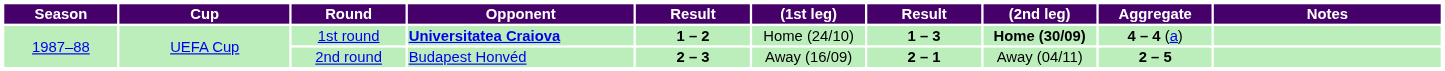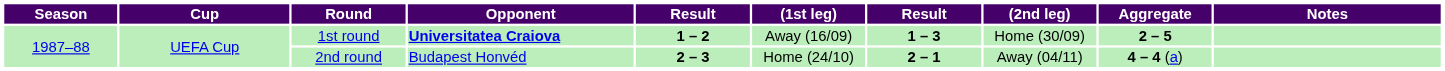(809, 36) Home (24/10) -> (809, 36) Away (16/09)
(1040, 36) bold -> (1040, 36) normal
(1155, 36) 4 – 4 (a) -> (1155, 36) 2 – 5
(809, 57) Away (16/09) -> (809, 57) Home (24/10)
(1155, 57) 2 – 5 -> (1155, 57) 4 – 4 (a)
